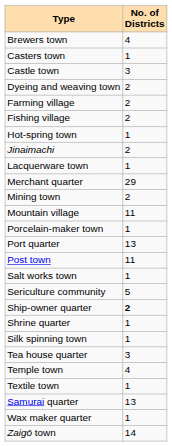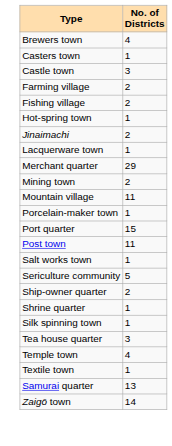- row: (64, 87)
(130, 244) 13 -> (130, 228) 15
(128, 307) bold -> (128, 291) normal
- row: (49, 417)
